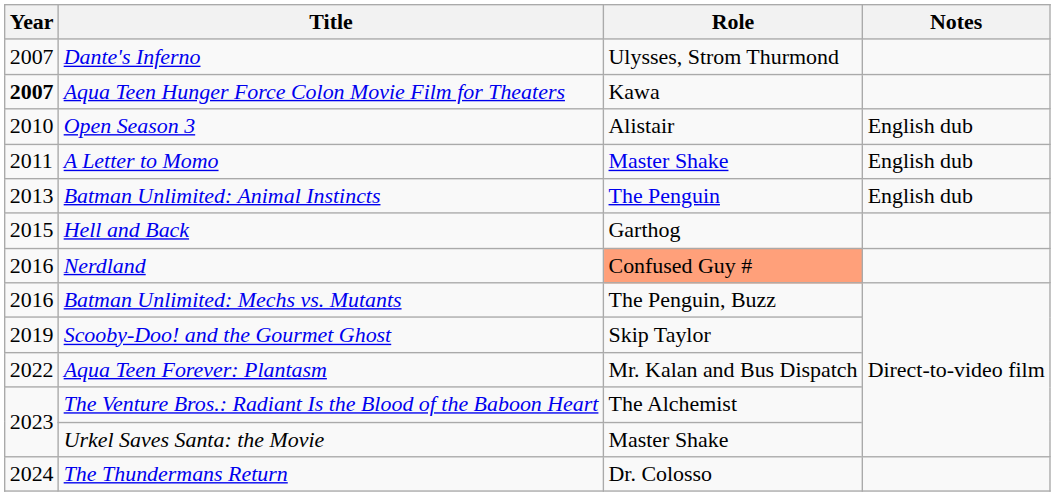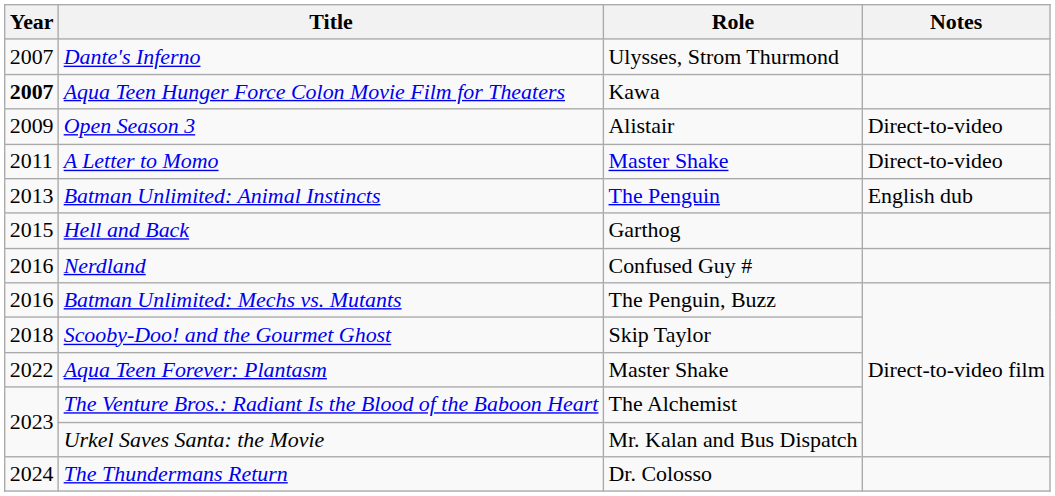(32, 126) 2010 -> (32, 126) 2009
(920, 126) English dub -> (935, 126) Direct-to-video
(920, 160) English dub -> (935, 160) Direct-to-video
(680, 265) lightsalmon background -> (680, 265) no background
(32, 334) 2019 -> (32, 334) 2018
(733, 369) Mr. Kalan and Bus Dispatch -> (668, 369) Master Shake
(668, 439) Master Shake -> (733, 439) Mr. Kalan and Bus Dispatch
